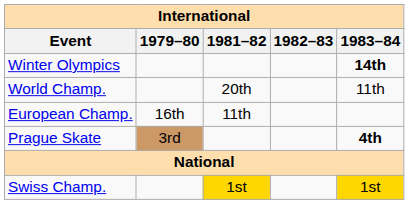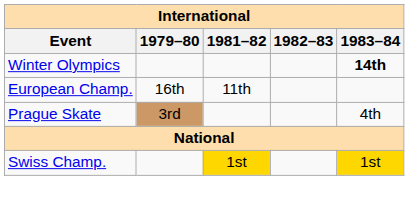- row: (57, 89)
(370, 138) bold -> (370, 114) normal
